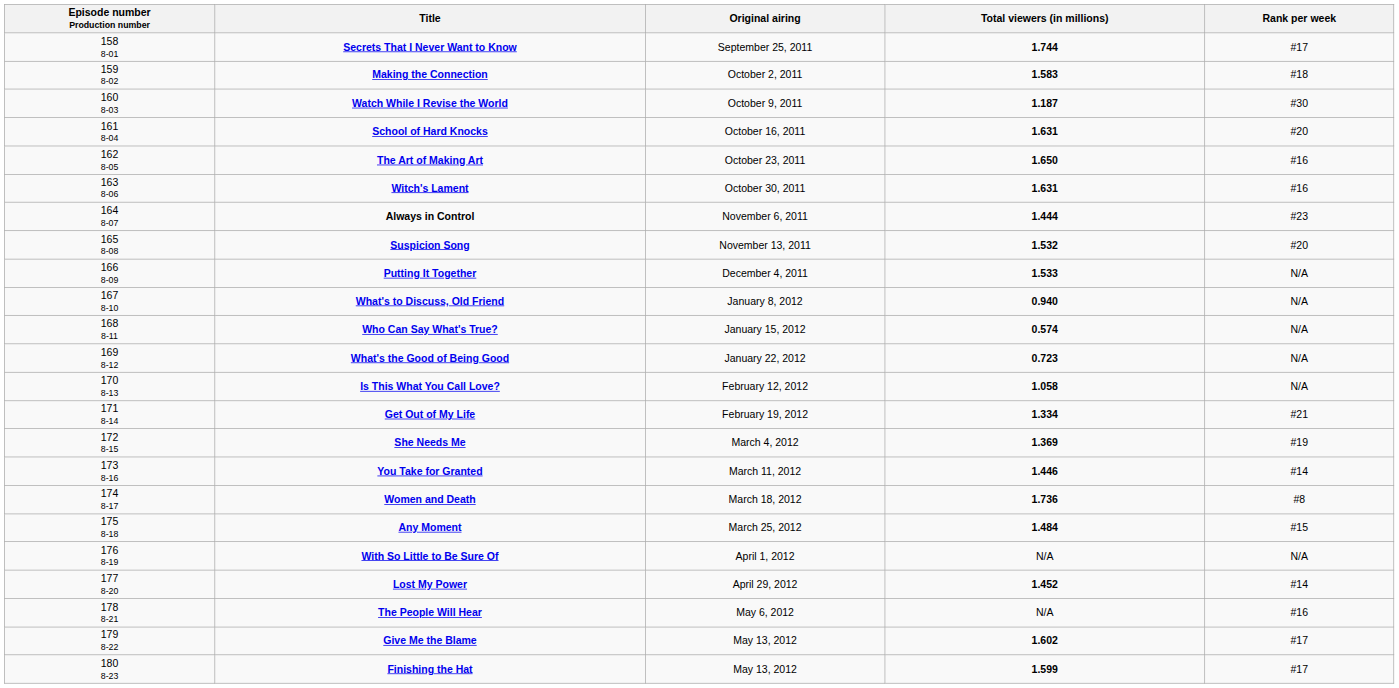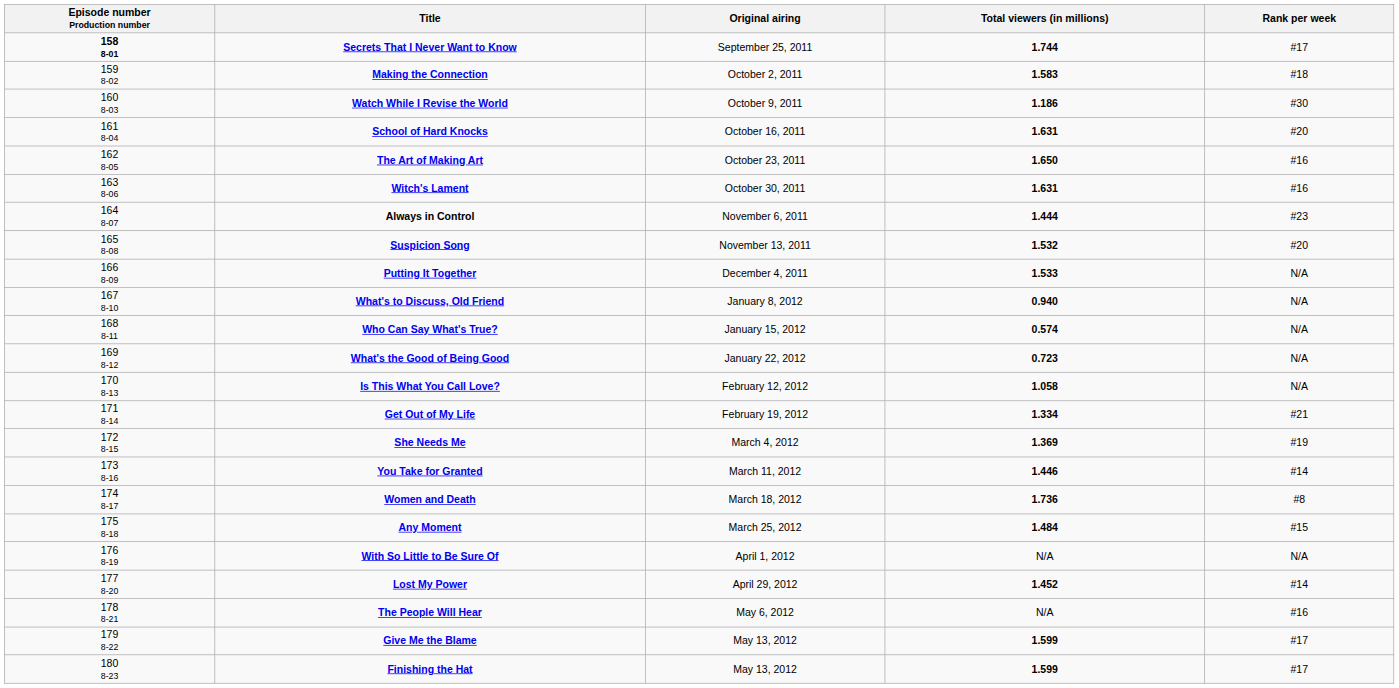(110, 47) normal -> (110, 47) bold
(1045, 104) 1.187 -> (1045, 104) 1.186
(1045, 641) 1.602 -> (1045, 641) 1.599
